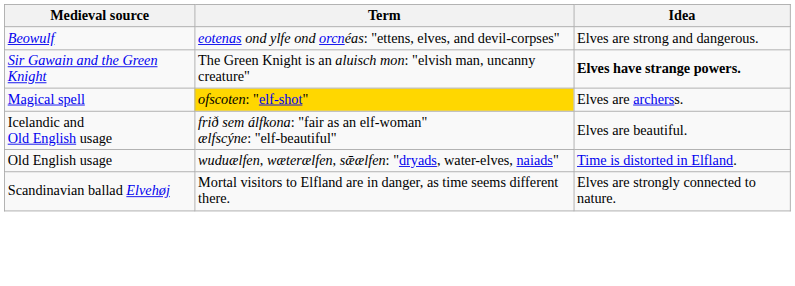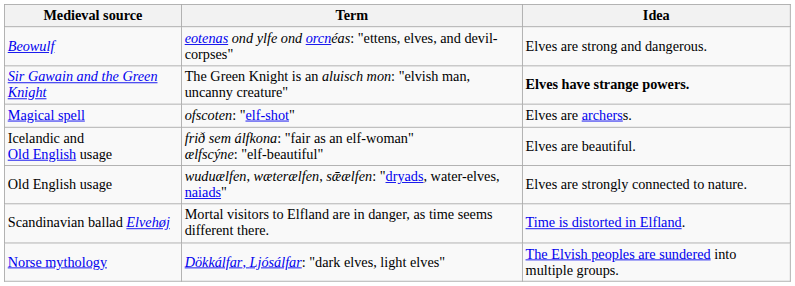(253, 99) gold background -> (240, 115) no background
(657, 160) Time is distorted in Elfland. -> (636, 184) Elves are strongly connected to nature.
(666, 191) Elves are strongly connected to nature. -> (605, 223) Time is distorted in Elfland.
+ row: (57, 261)
